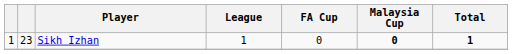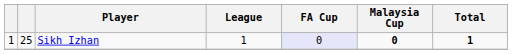(26, 41) 23 -> (26, 41) 25
(319, 41) no background -> (319, 41) lavender background
